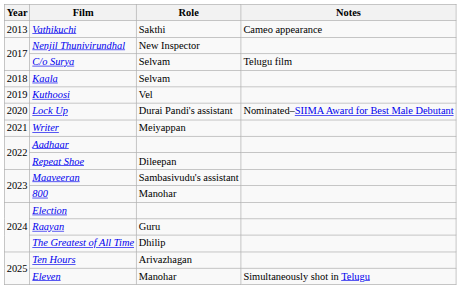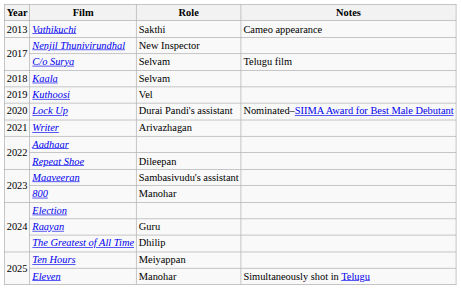(162, 128) Meiyappan -> (165, 128) Arivazhagan
(165, 260) Arivazhagan -> (162, 260) Meiyappan
